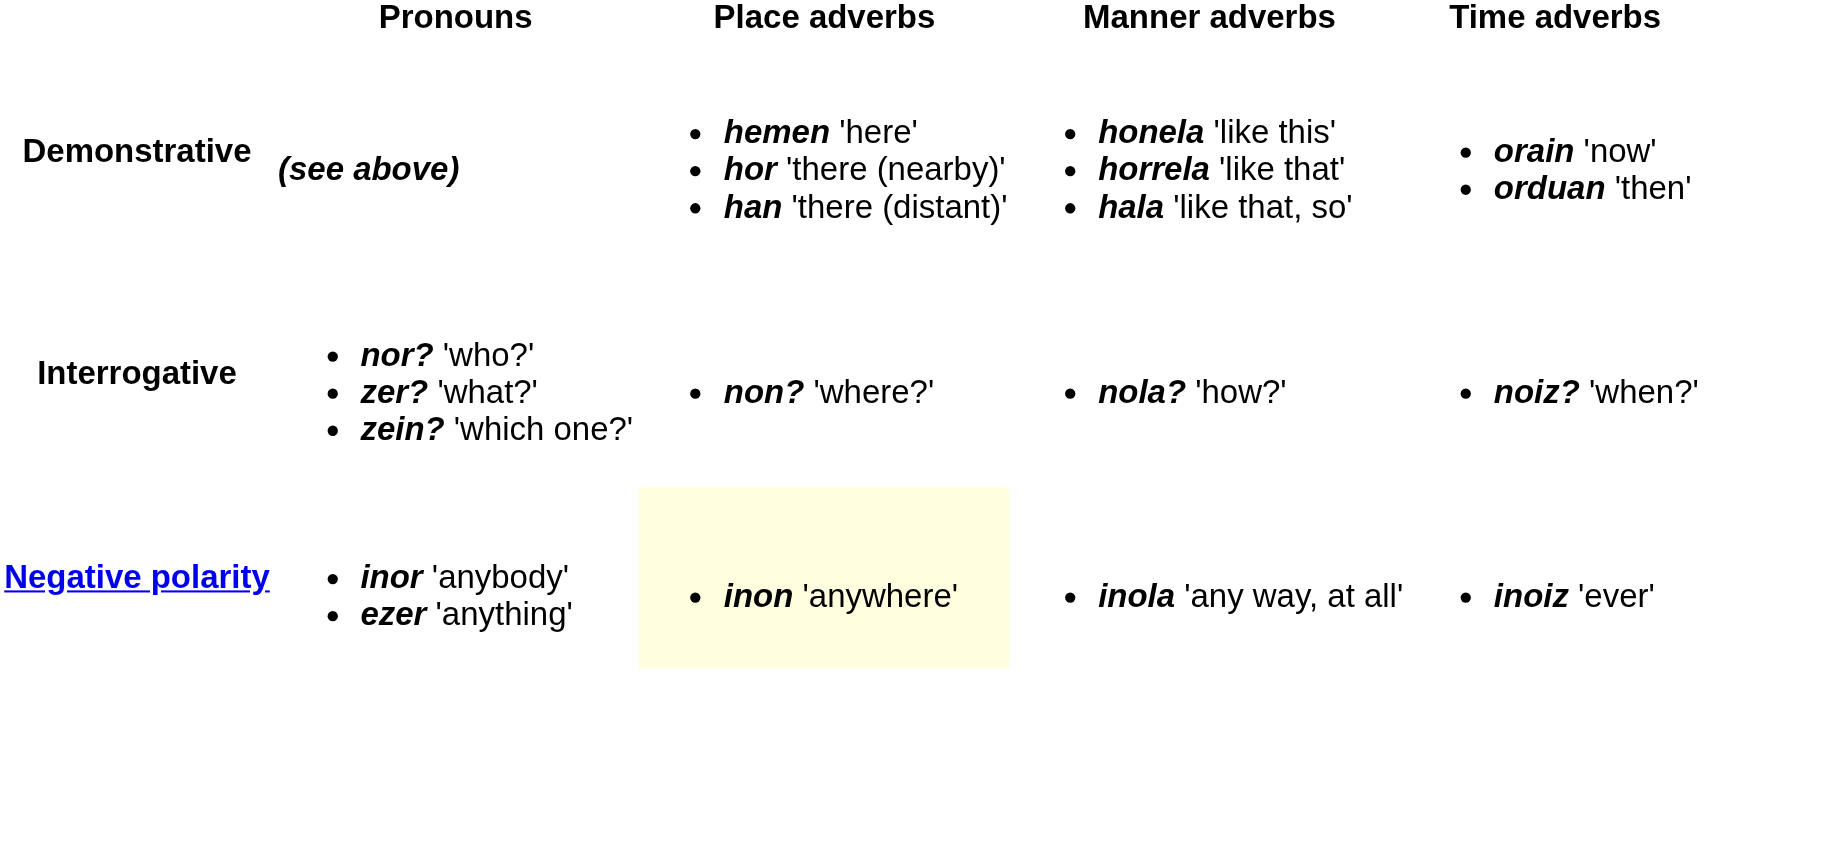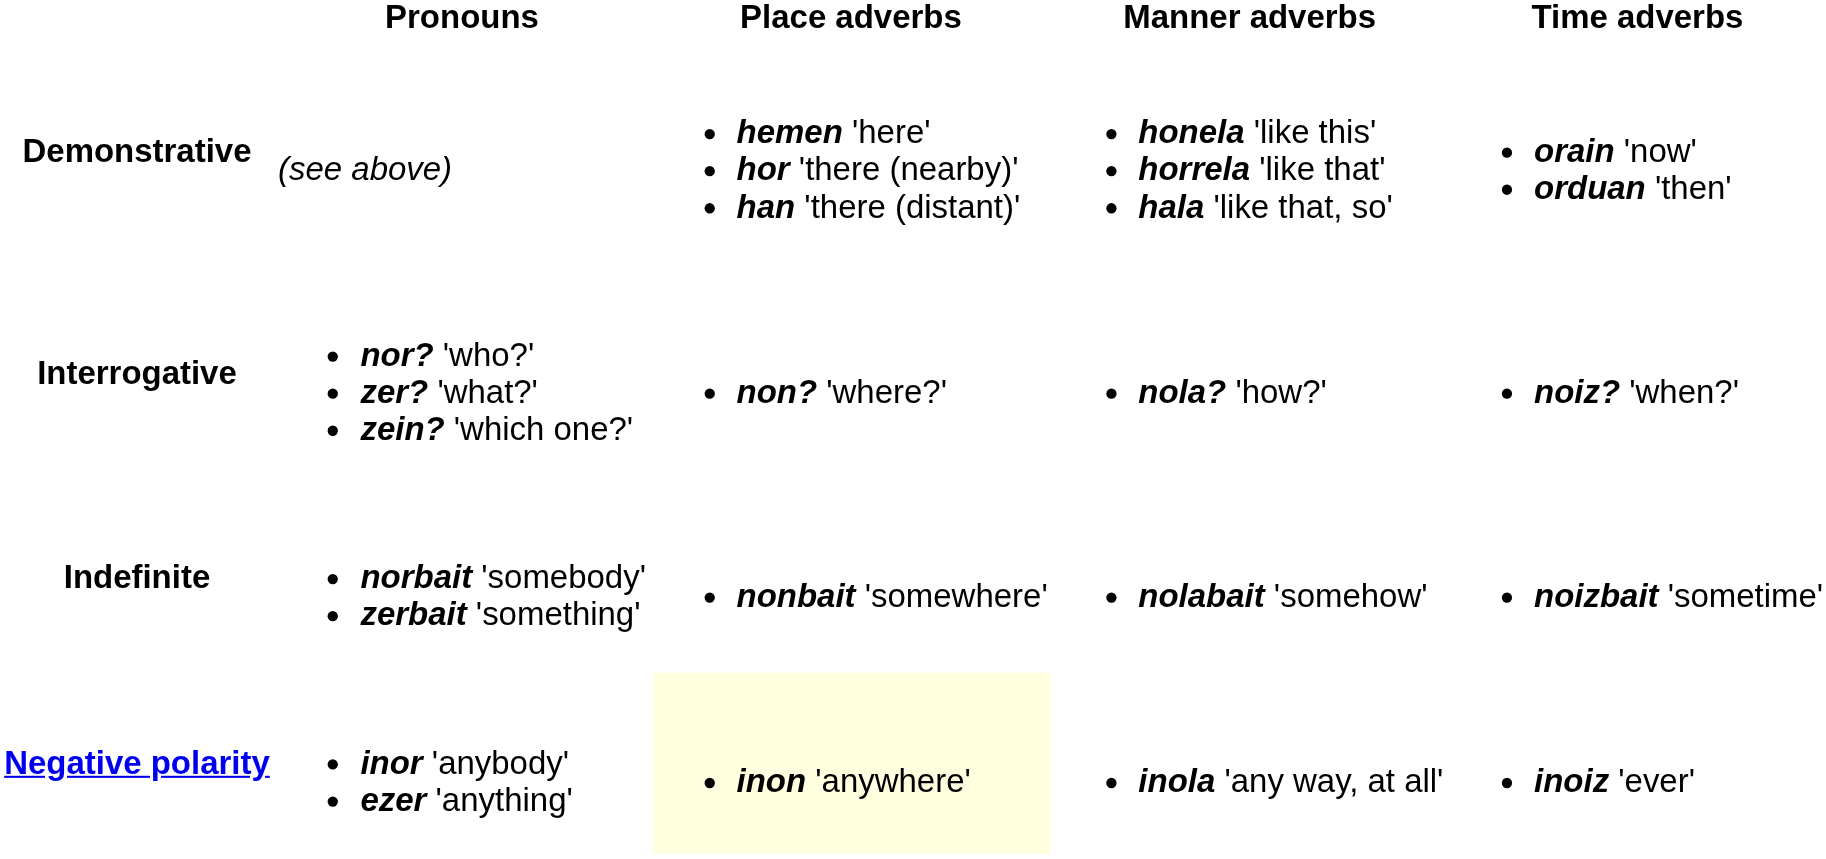(369, 169) bold -> (365, 169) normal
+ row: (137, 577)
